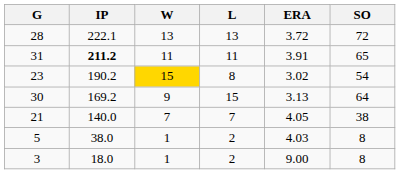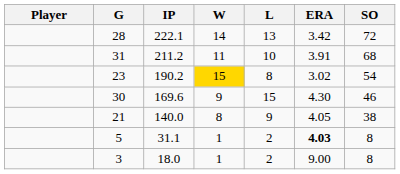+ column: (49, 14)
(167, 35) 13 -> (219, 35) 14
(297, 35) 3.72 -> (319, 35) 3.42
(102, 55) bold -> (169, 55) normal
(232, 55) 11 -> (269, 55) 10
(362, 55) 65 -> (370, 55) 68
(102, 96) 169.2 -> (169, 96) 169.6
(297, 96) 3.13 -> (319, 96) 4.30
(362, 96) 64 -> (370, 96) 46
(167, 117) 7 -> (219, 117) 8
(232, 117) 7 -> (269, 117) 9
(102, 138) 38.0 -> (169, 138) 31.1
(297, 138) normal -> (319, 138) bold
